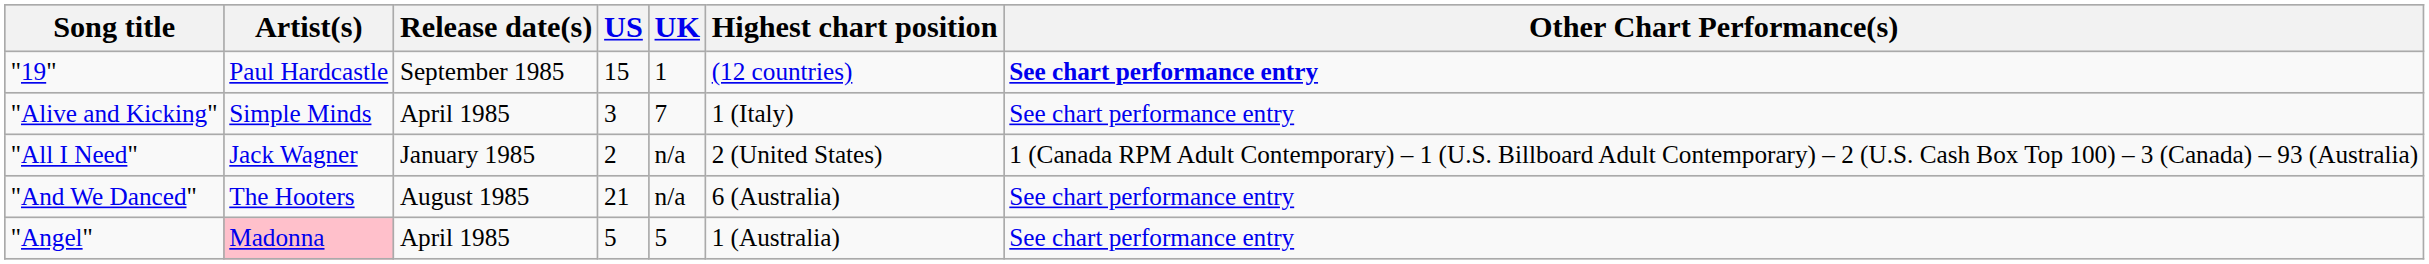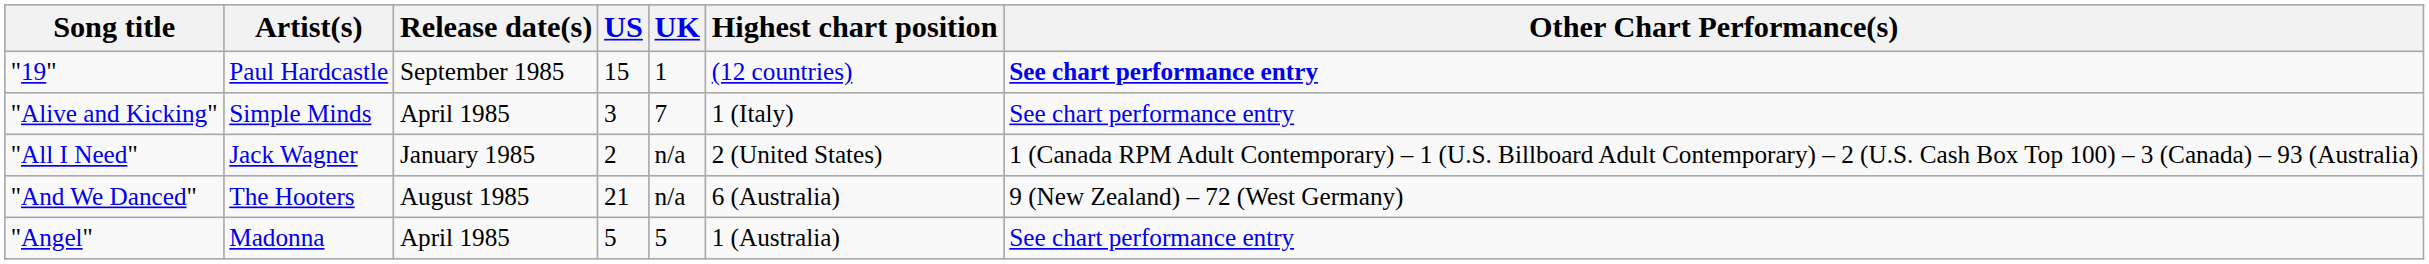(1152, 196) See chart performance entry -> (1206, 196) 9 (New Zealand) – 72 (West Germany)
(277, 238) pink background -> (277, 238) no background
